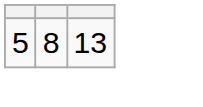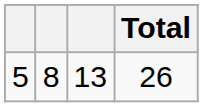+ column: (156, 28)
